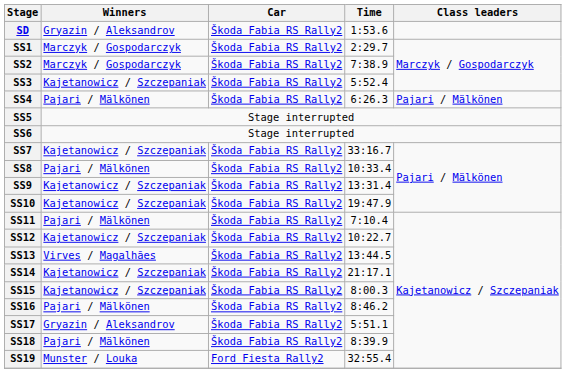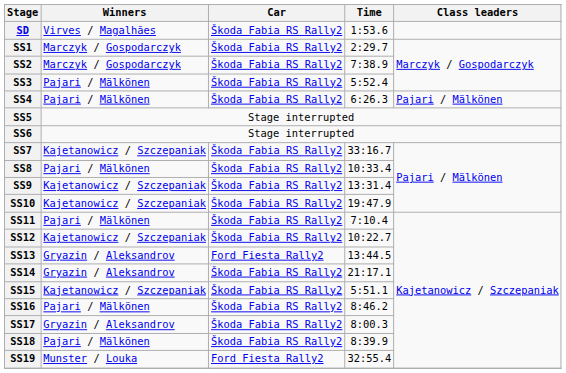(109, 30) Gryazin / Aleksandrov -> (100, 30) Virves / Magalhães
(125, 82) Kajetanowicz / Szczepaniak -> (97, 82) Pajari / Mälkönen
(100, 255) Virves / Magalhães -> (109, 255) Gryazin / Aleksandrov
(277, 255) Škoda Fabia RS Rally2 -> (267, 255) Ford Fiesta Rally2
(125, 273) Kajetanowicz / Szczepaniak -> (109, 273) Gryazin / Aleksandrov
(369, 290) 8:00.3 -> (369, 290) 5:51.1
(369, 325) 5:51.1 -> (369, 325) 8:00.3
